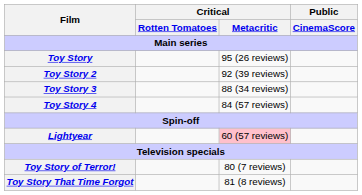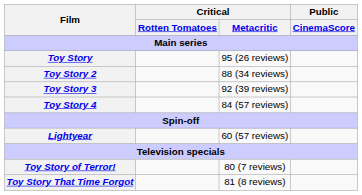(255, 74) 92 (39 reviews) -> (255, 74) 88 (34 reviews)
(255, 89) 88 (34 reviews) -> (255, 89) 92 (39 reviews)
(255, 136) pink background -> (255, 136) no background
